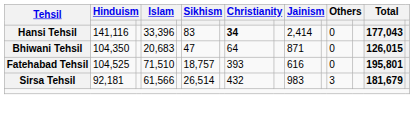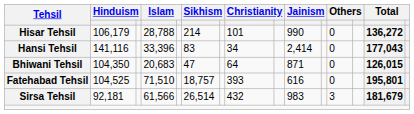+ row: (47, 33)
(232, 33) bold -> (232, 49) normal
